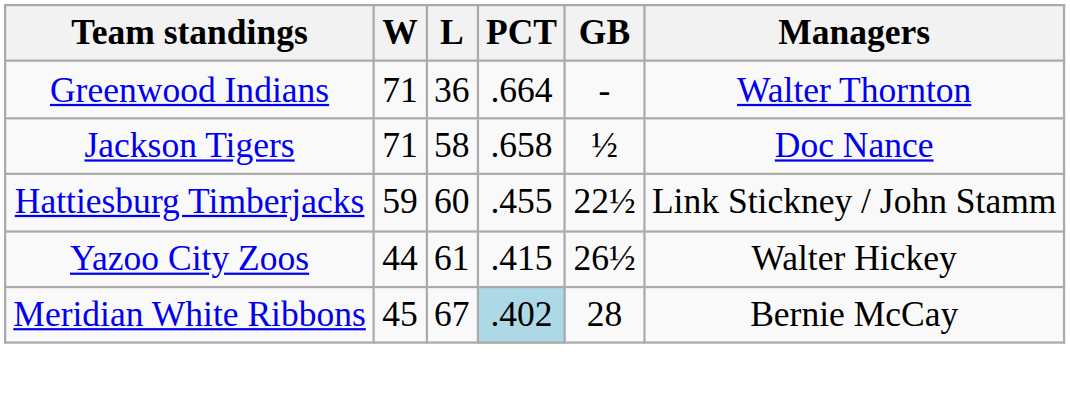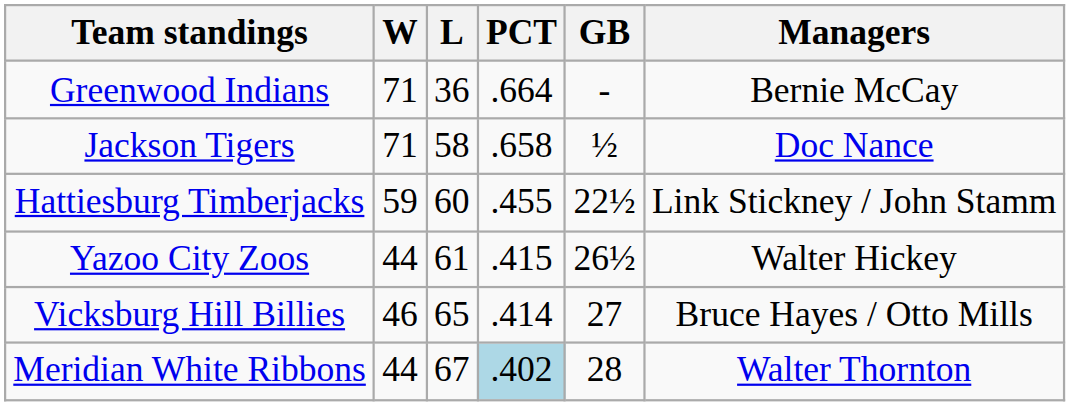(854, 88) Walter Thornton -> (854, 88) Bernie McCay
+ row: (190, 314)
(400, 314) 45 -> (400, 370) 44
(854, 314) Bernie McCay -> (854, 370) Walter Thornton
